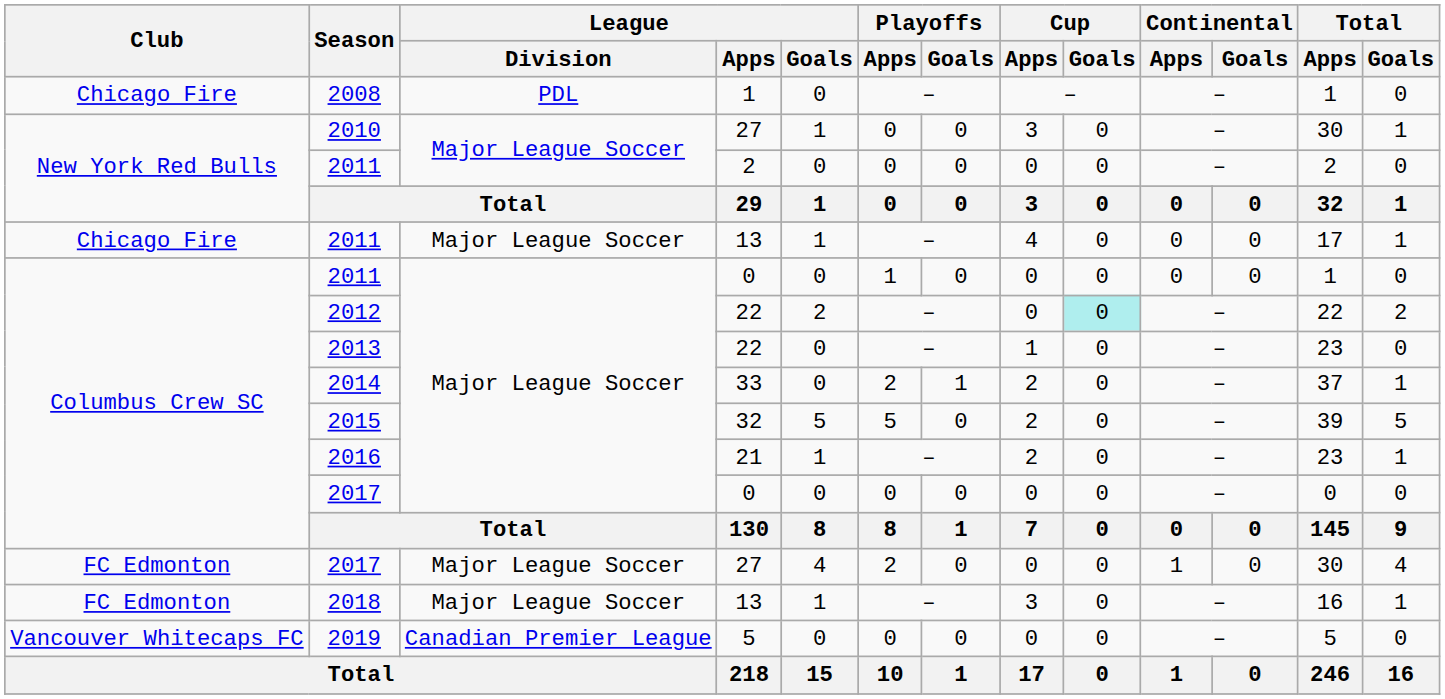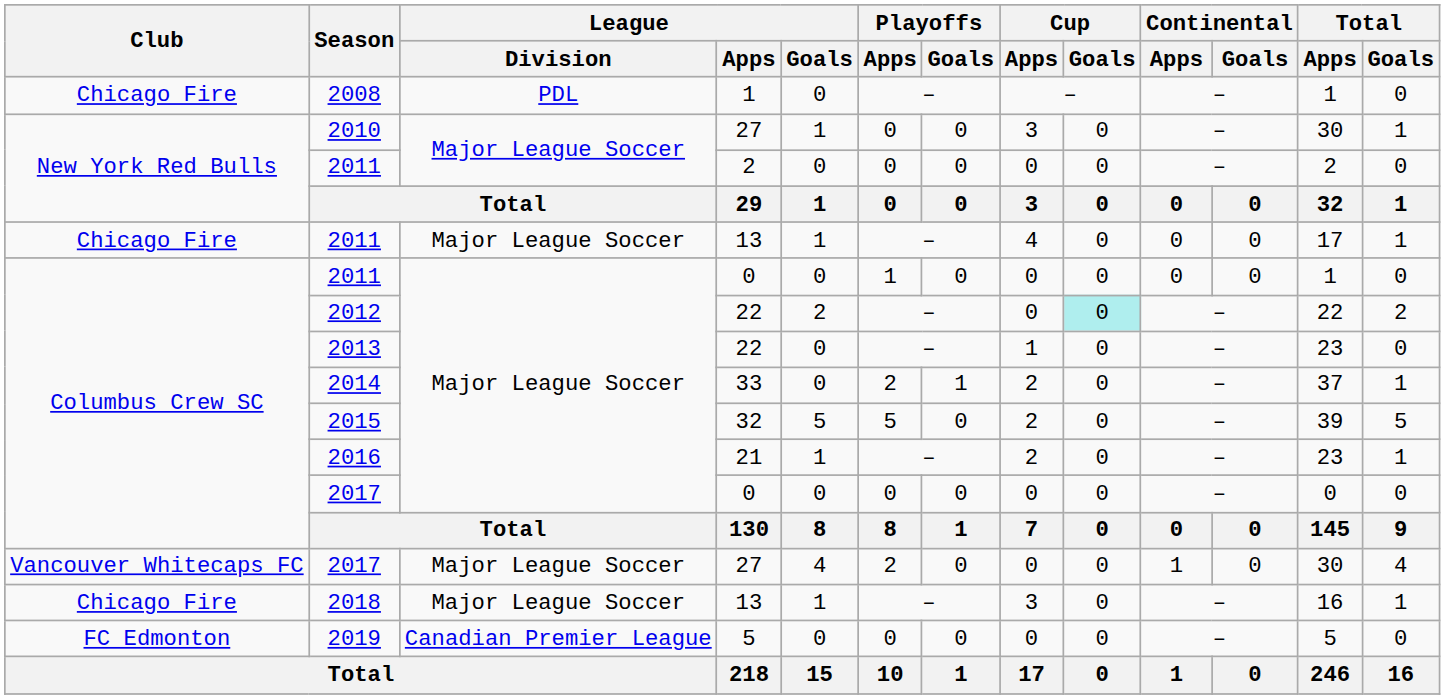(157, 566) FC Edmonton -> (157, 566) Vancouver Whitecaps FC
(157, 603) FC Edmonton -> (157, 603) Chicago Fire
(157, 639) Vancouver Whitecaps FC -> (157, 639) FC Edmonton
